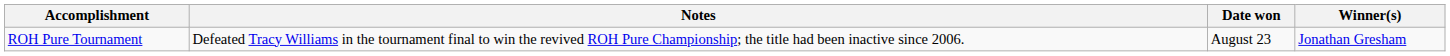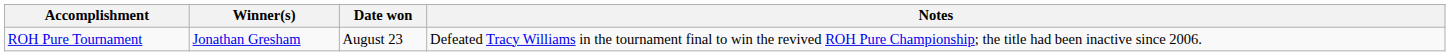columns swapped: (1370, 16) <-> (698, 16)
